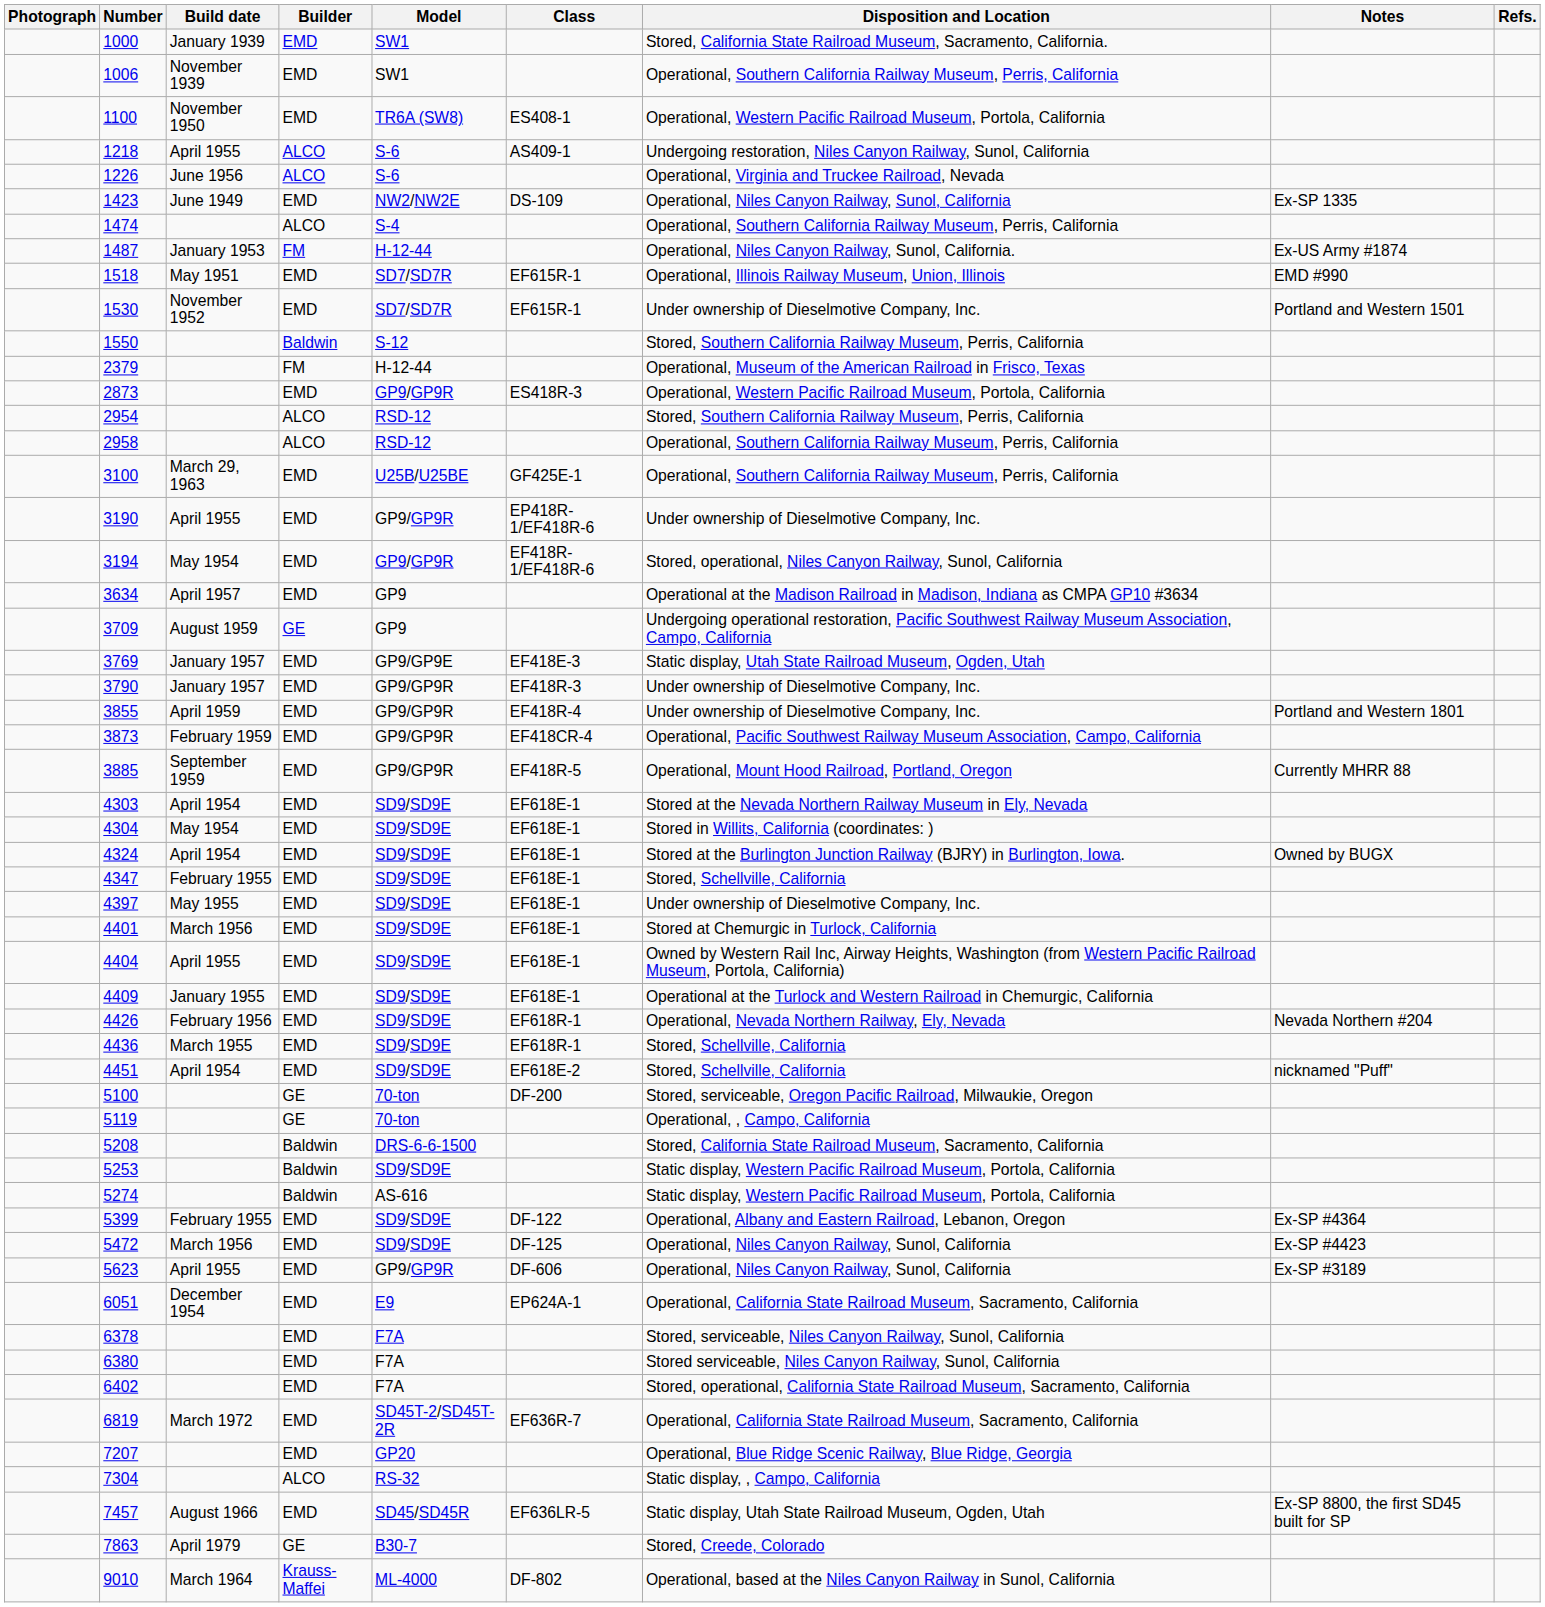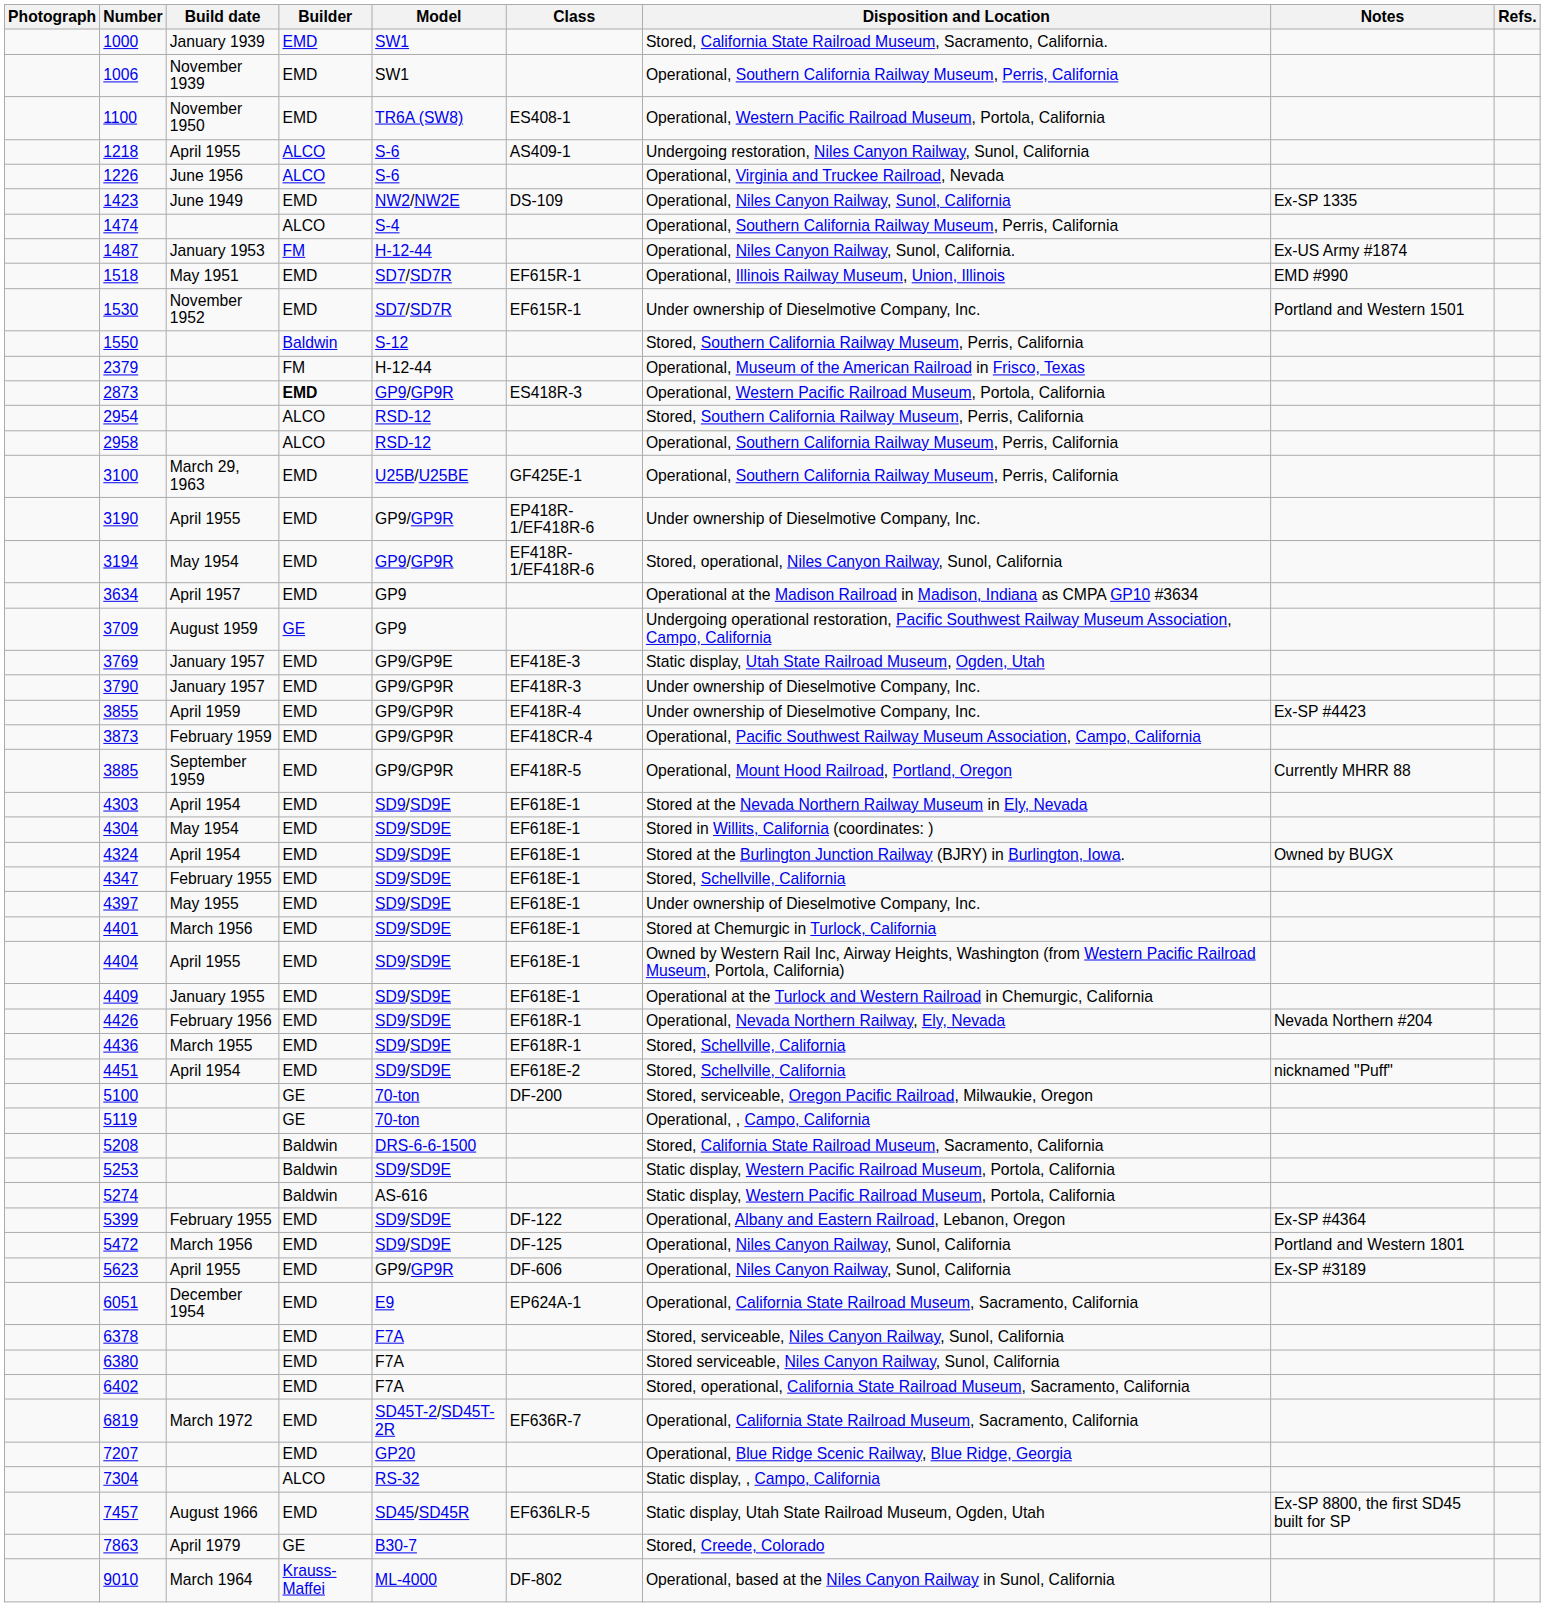(300, 393) normal -> (300, 393) bold
(1369, 712) Portland and Western 1801 -> (1320, 712) Ex-SP #4423
(1320, 1244) Ex-SP #4423 -> (1369, 1244) Portland and Western 1801
